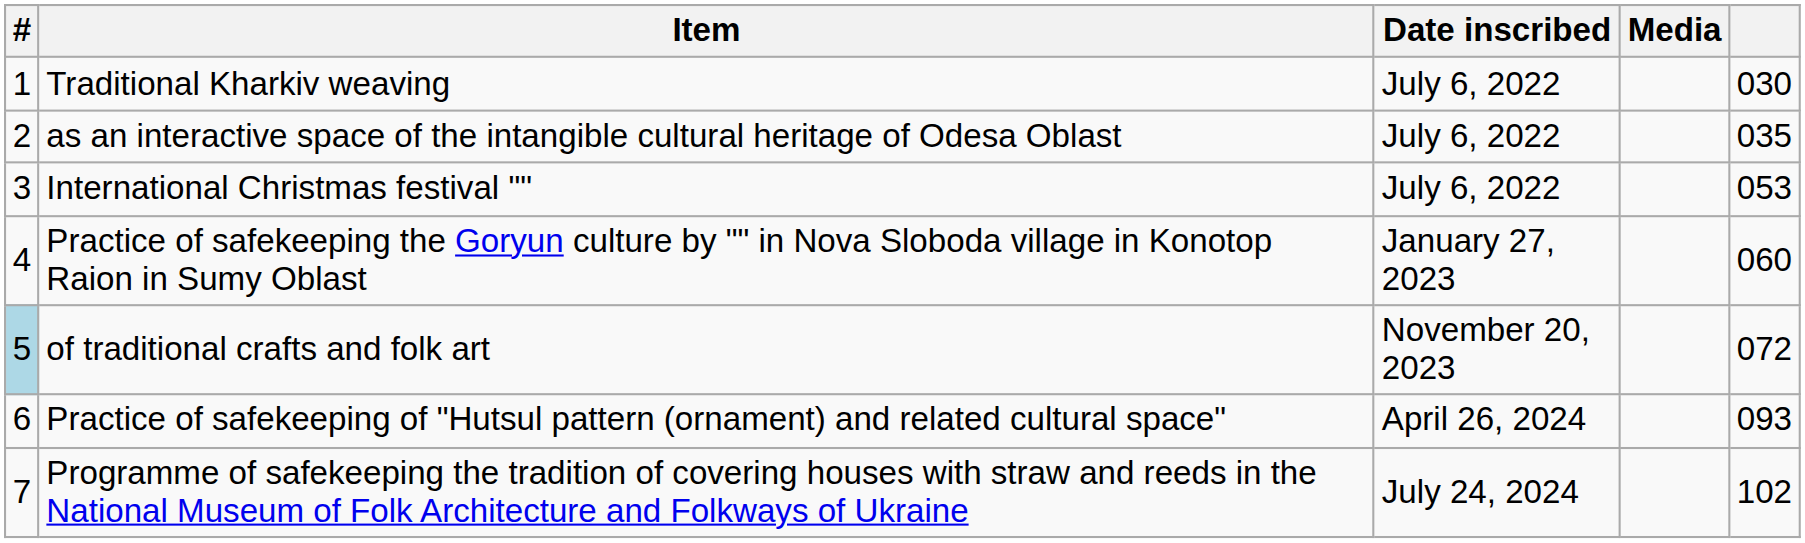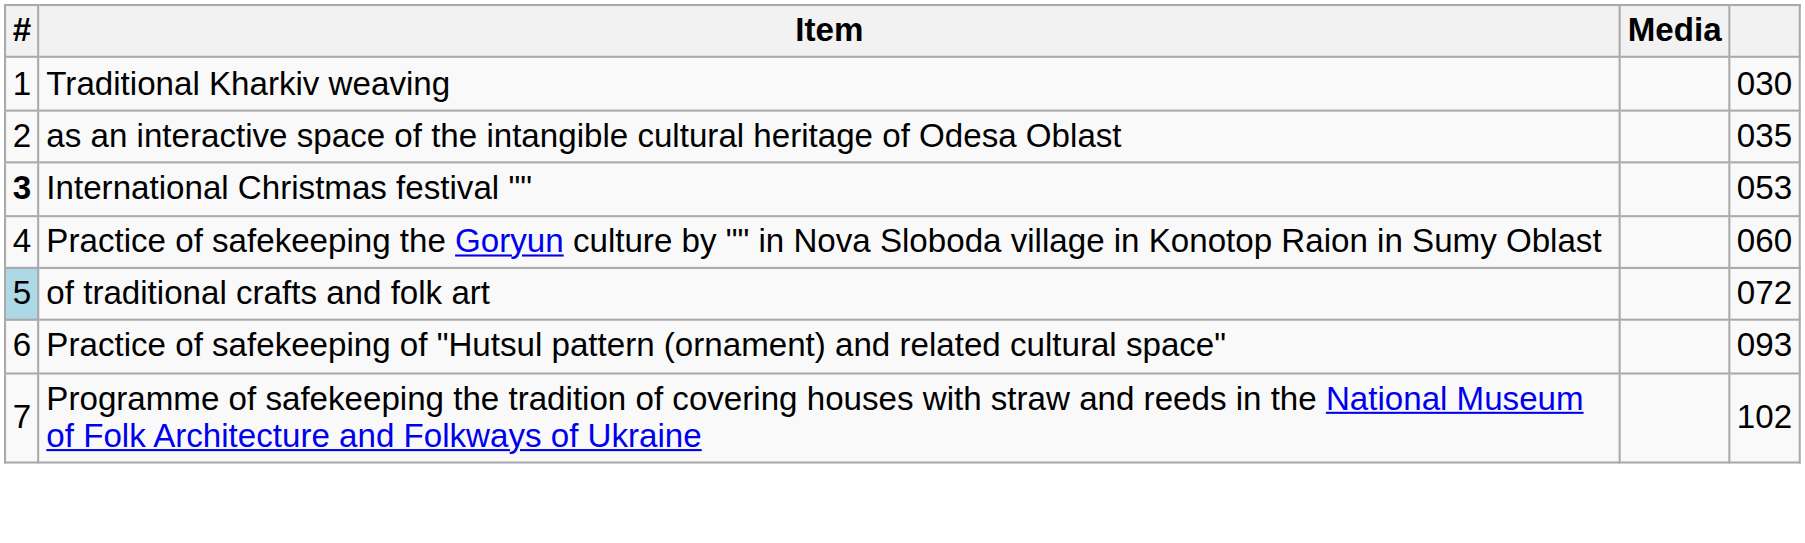- column: (1497, 30)
(22, 188) normal -> (22, 188) bold
